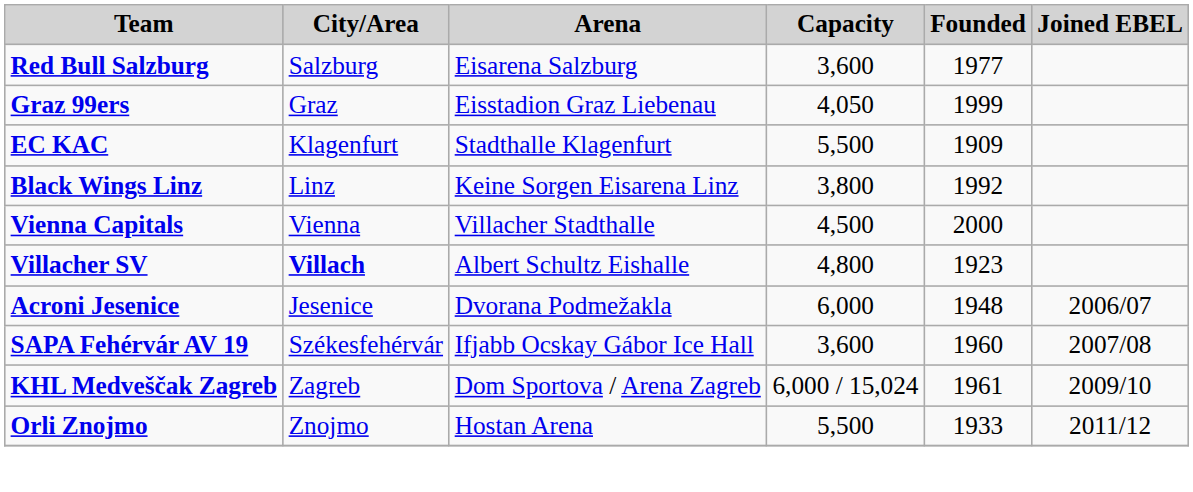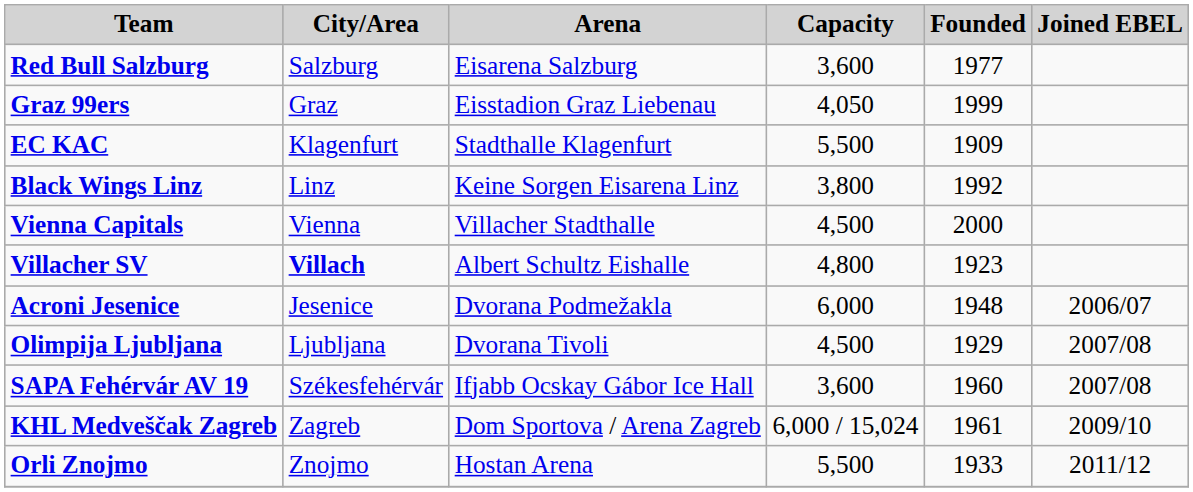+ row: (116, 345)
